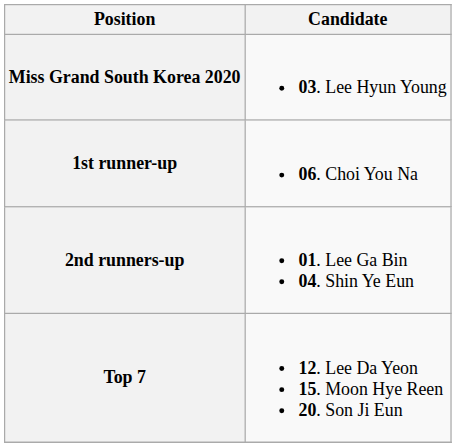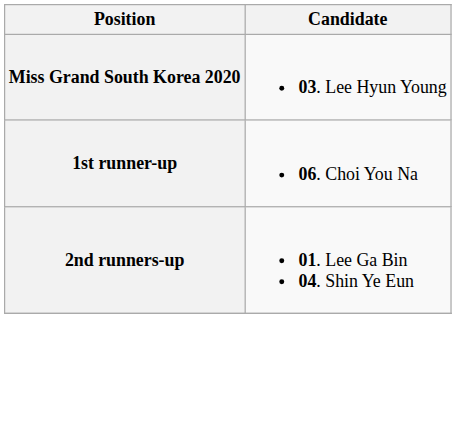- row: (125, 378)
